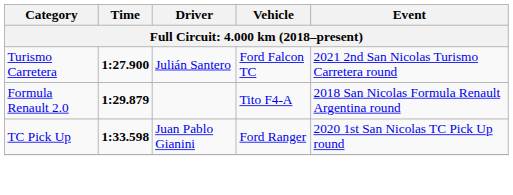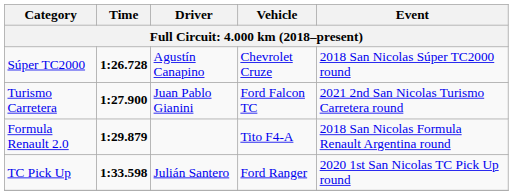+ row: (46, 64)
(193, 64) Julián Santero -> (183, 100) Juan Pablo Gianini
(184, 136) Juan Pablo Gianini -> (191, 172) Julián Santero
